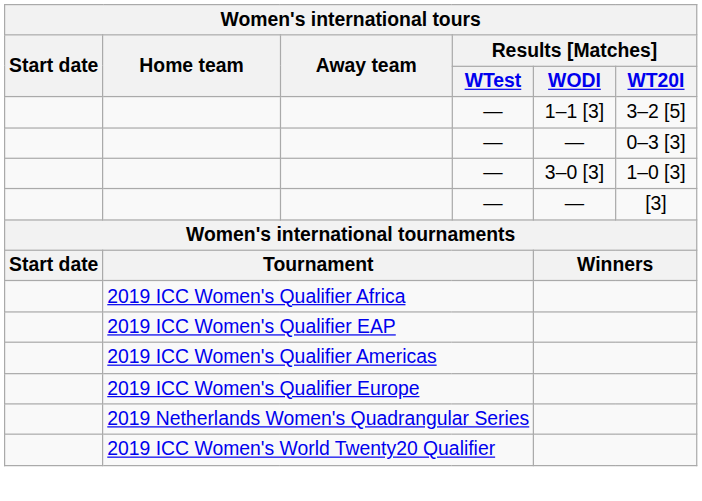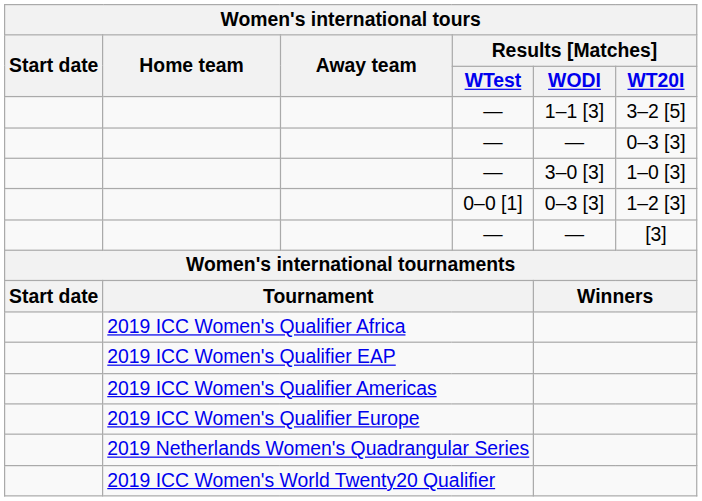+ row: (192, 204)
